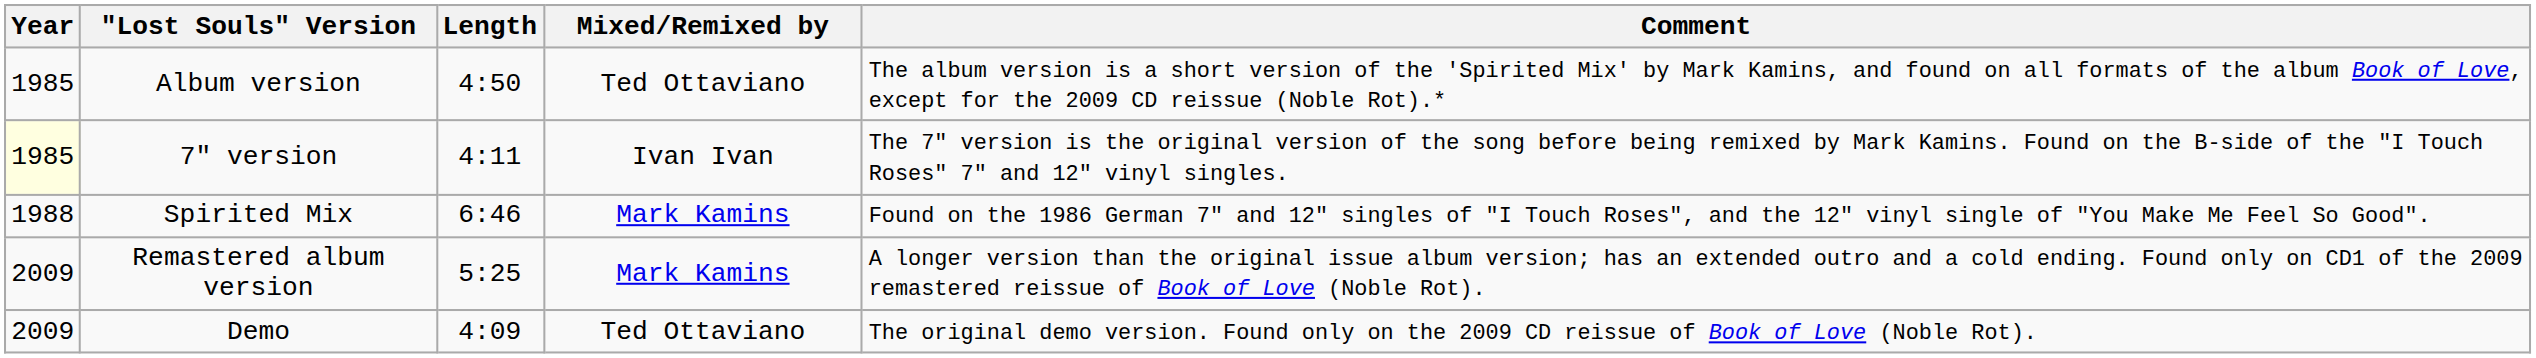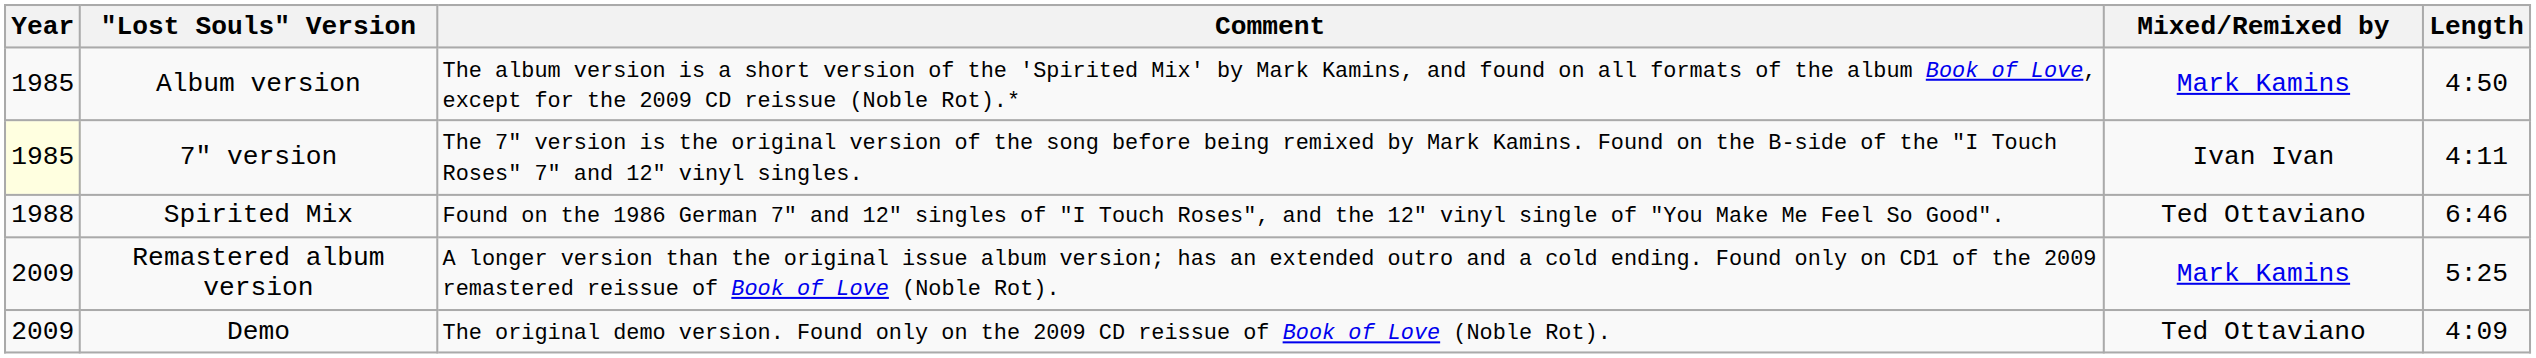columns swapped: (490, 26) <-> (1696, 26)
(703, 84) Ted Ottaviano -> (2263, 84) Mark Kamins
(703, 215) Mark Kamins -> (2263, 215) Ted Ottaviano
